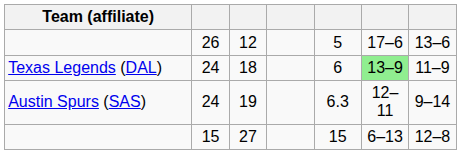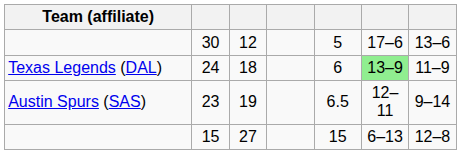(211, 42) 26 -> (211, 42) 30
(211, 102) 24 -> (211, 102) 23
(338, 102) 6.3 -> (338, 102) 6.5
